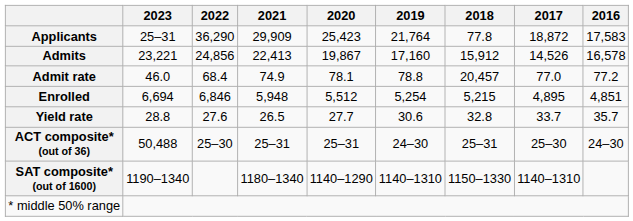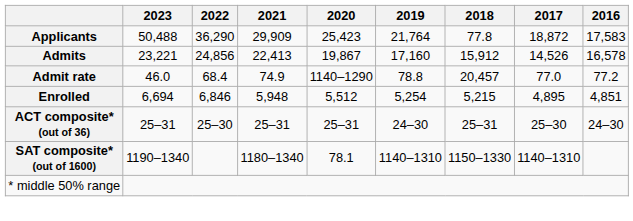(158, 36) 25–31 -> (158, 36) 50,488
(341, 76) 78.1 -> (341, 76) 1140–1290
- row: (64, 117)
(158, 144) 50,488 -> (158, 124) 25–31
(341, 179) 1140–1290 -> (341, 158) 78.1
